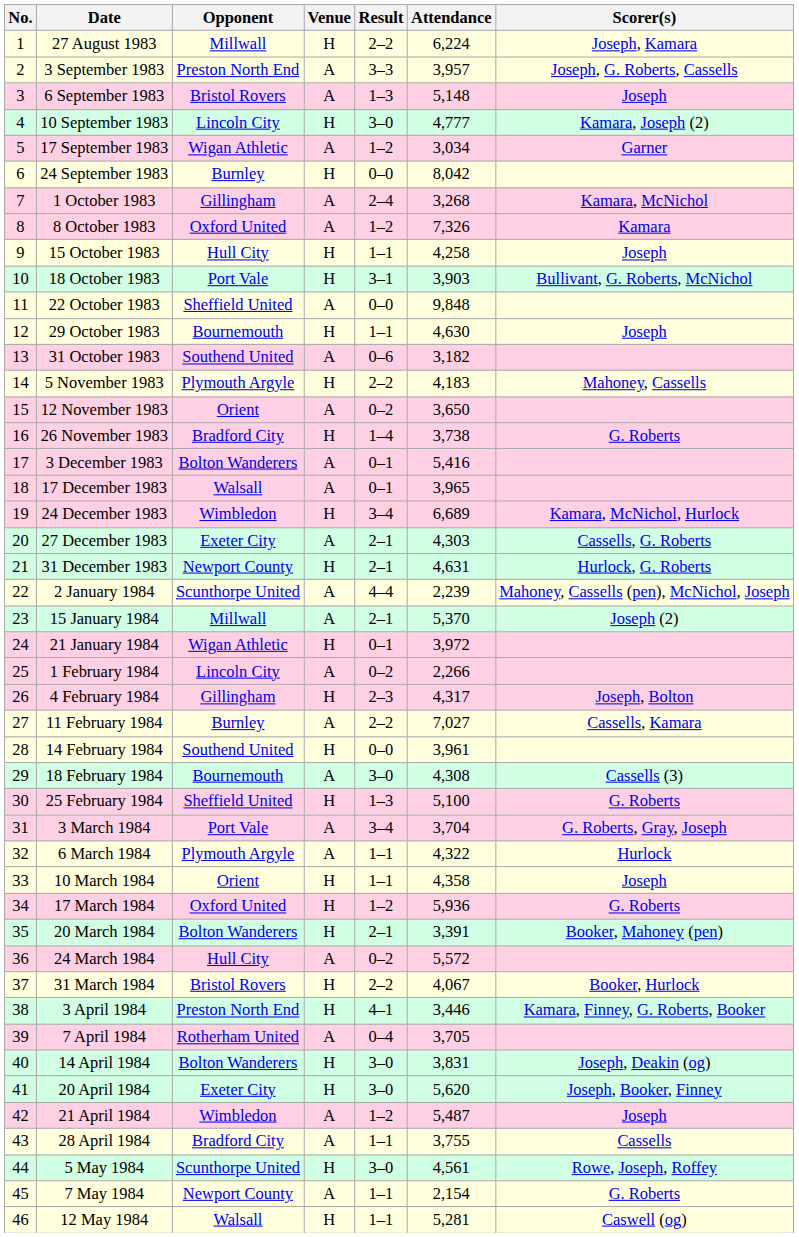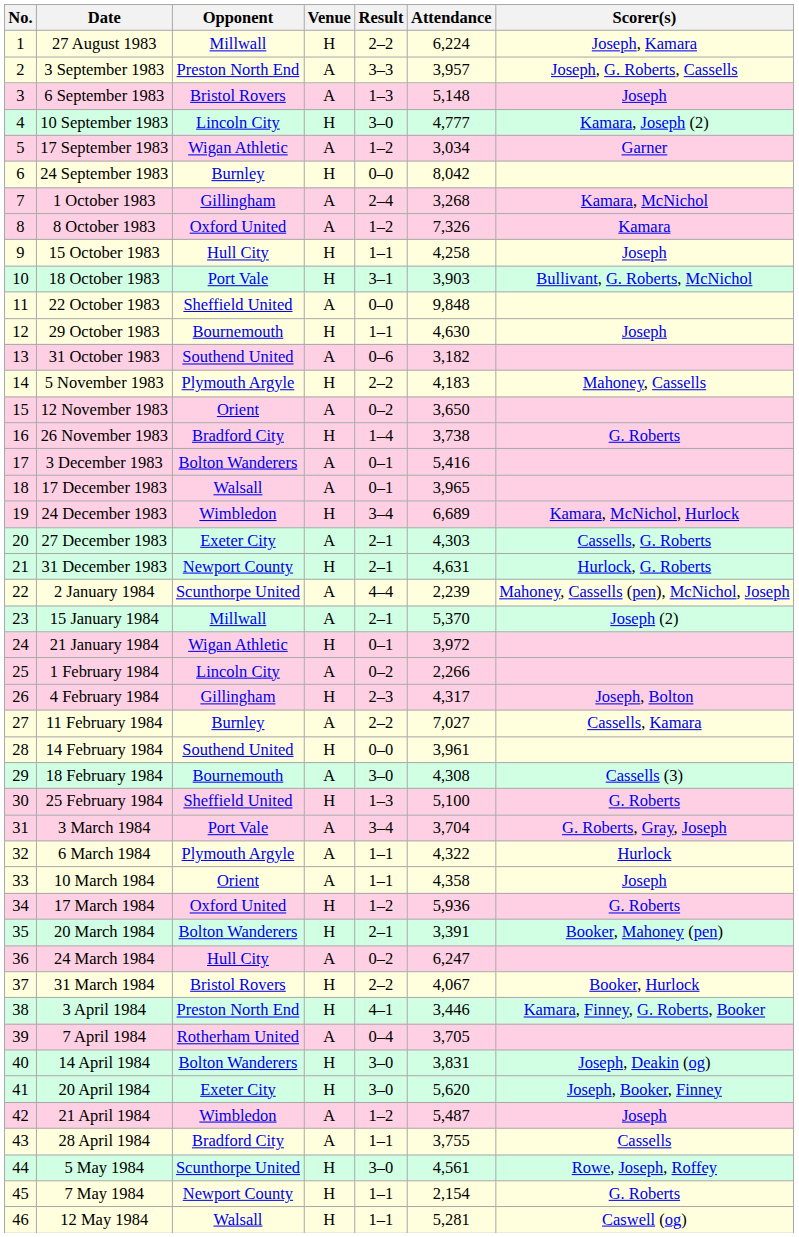(329, 880) H -> (329, 880) A
(451, 958) 5,572 -> (451, 958) 6,247
(329, 1193) A -> (329, 1193) H
